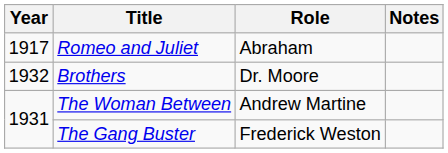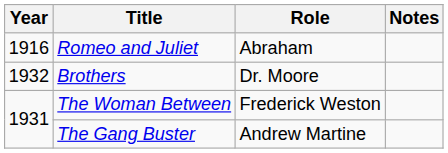(29, 47) 1917 -> (29, 47) 1916
(303, 104) Andrew Martine -> (310, 104) Frederick Weston
(310, 133) Frederick Weston -> (303, 133) Andrew Martine
